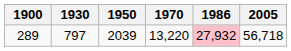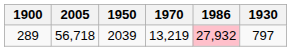columns swapped: (75, 14) <-> (263, 14)
(169, 35) 13,220 -> (169, 35) 13,219
